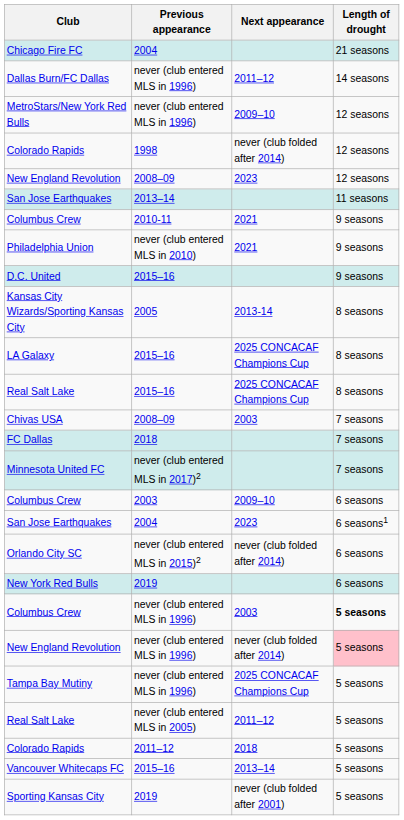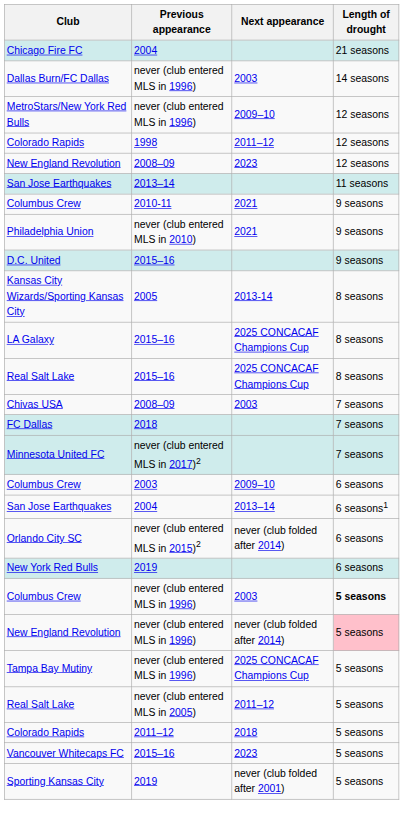(254, 78) 2011–12 -> (246, 78) 2003
(276, 150) never (club folded after 2014) -> (254, 143) 2011–12
(246, 522) 2023 -> (255, 506) 2013–14
(255, 768) 2013–14 -> (246, 753) 2023
